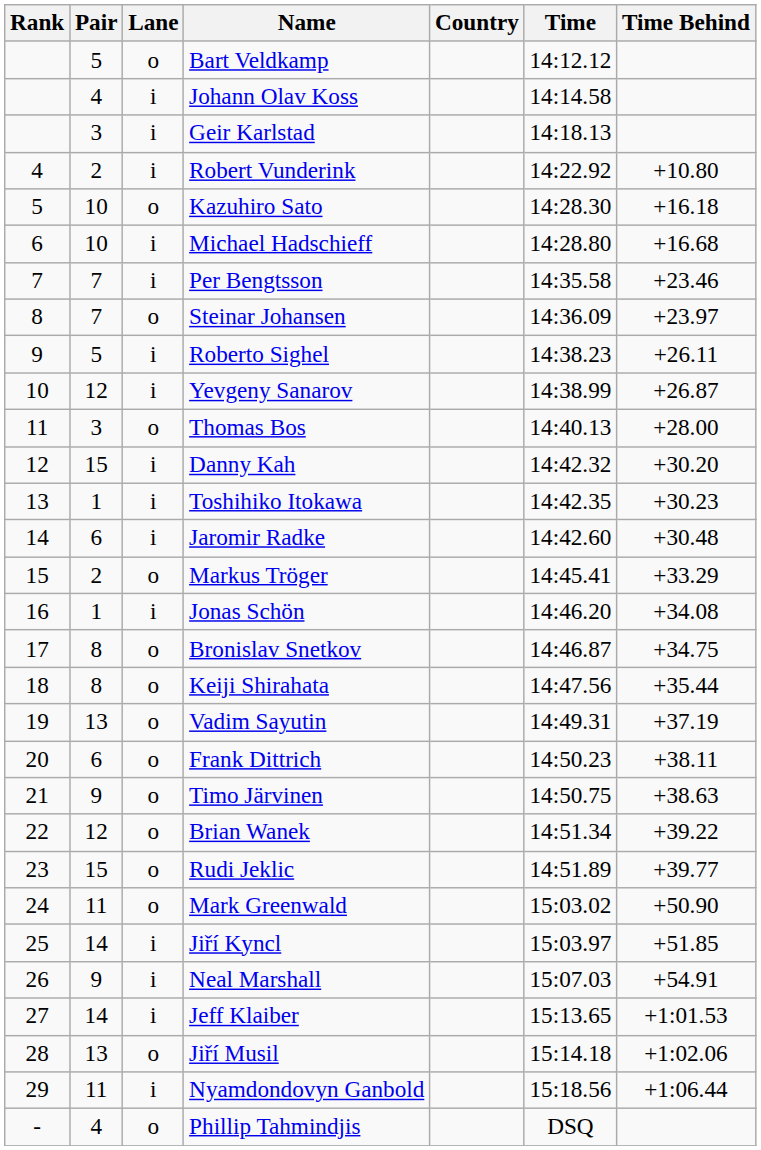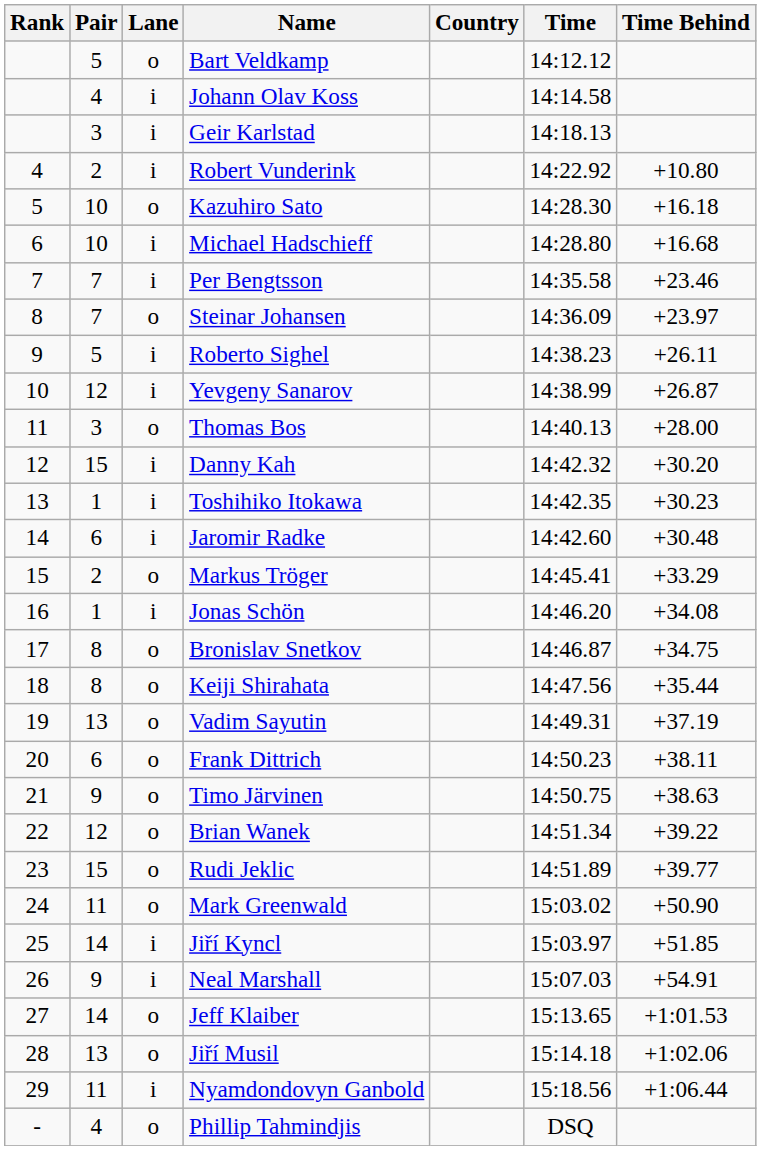(153, 1016) i -> (153, 1016) o
